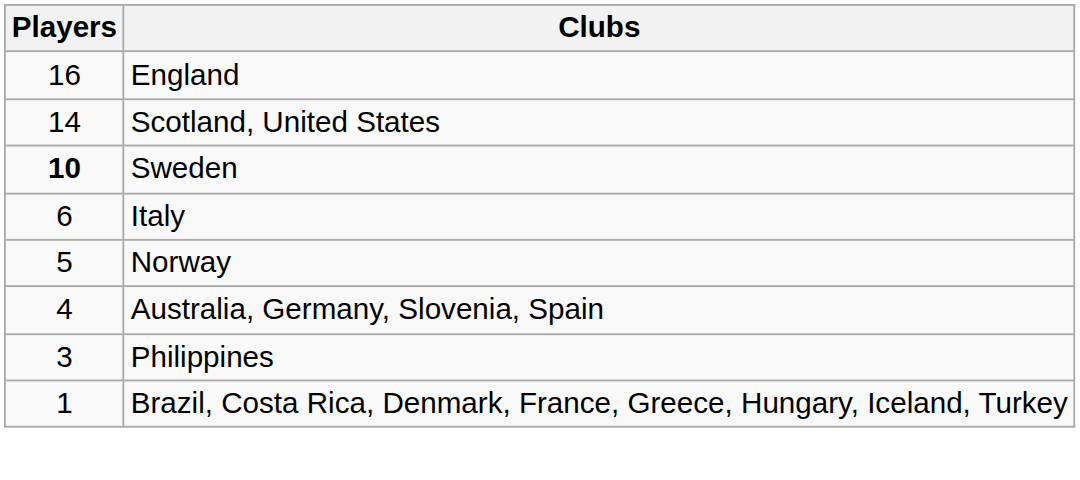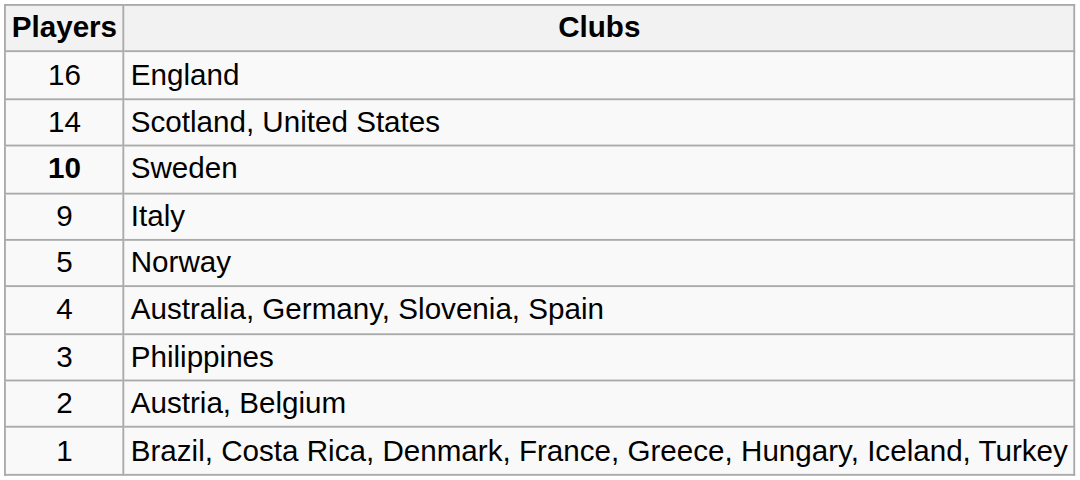(64, 215) 6 -> (64, 215) 9
+ row: (238, 403)
